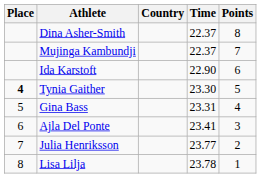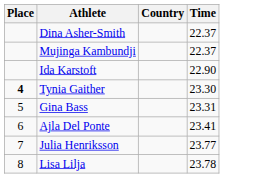- column: (237, 13)
